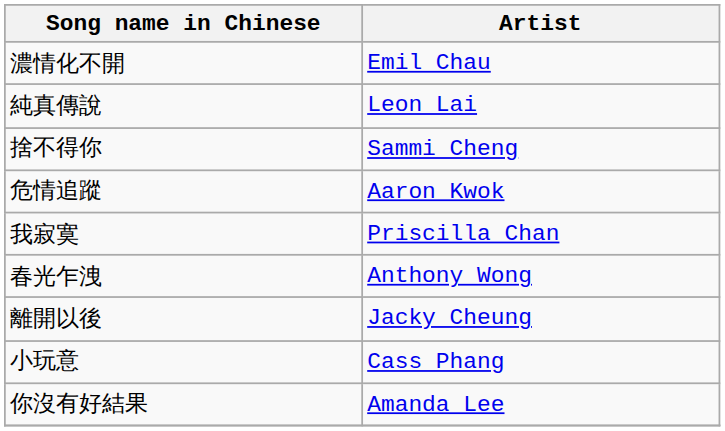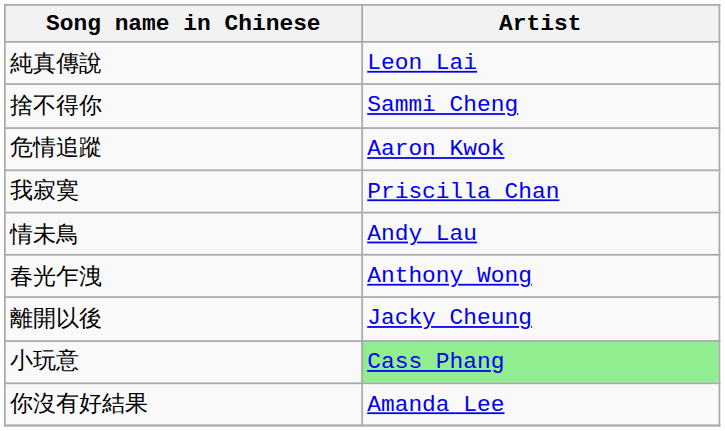- row: (68, 64)
+ row: (45, 235)
(436, 361) no background -> (436, 361) lightgreen background
